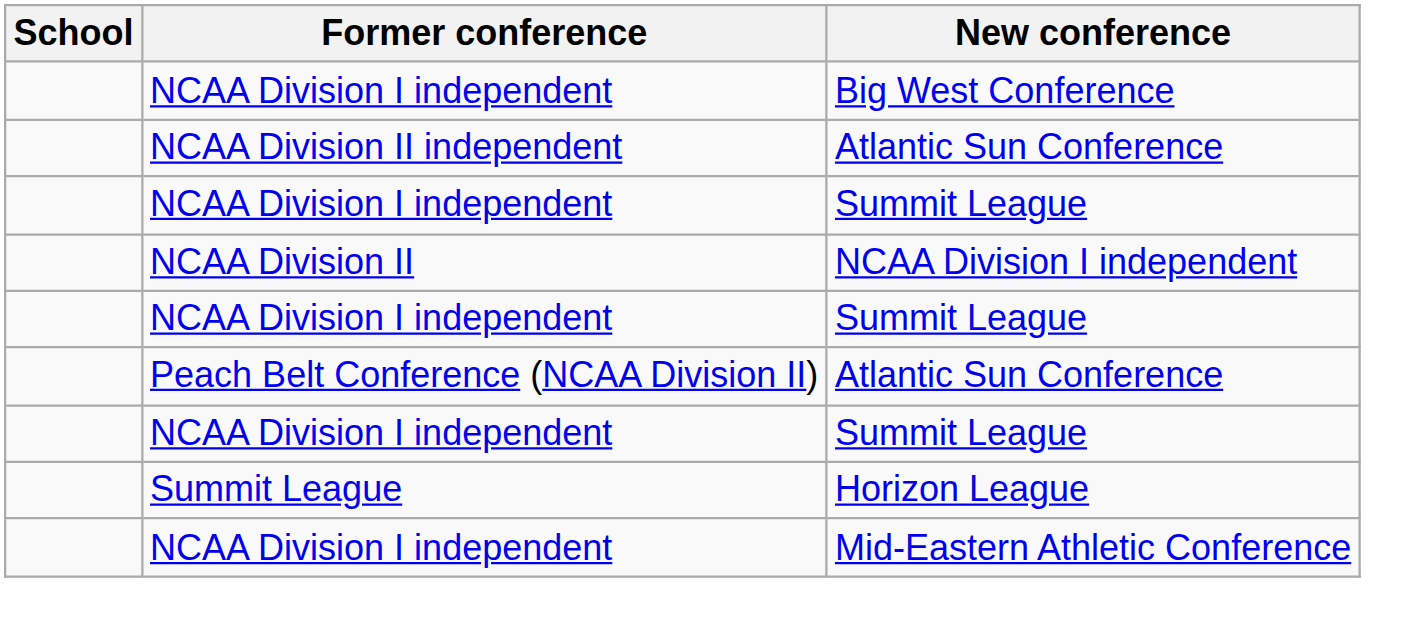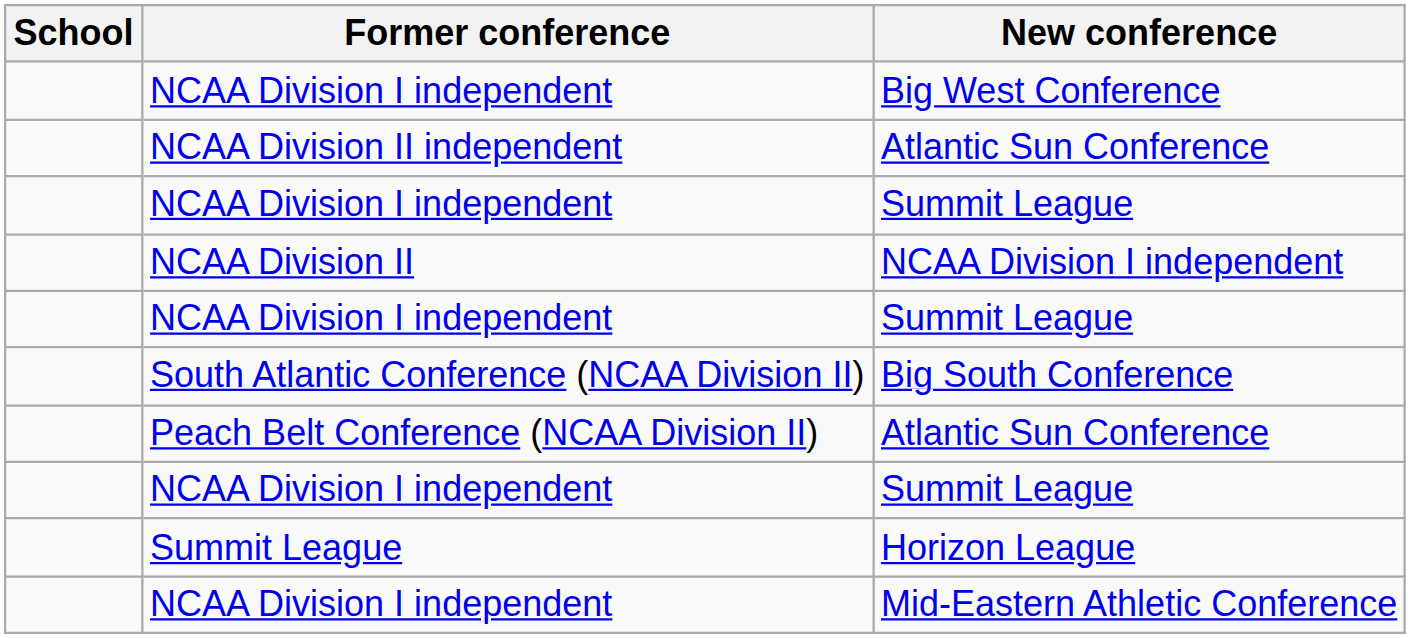+ row: (507, 375)
